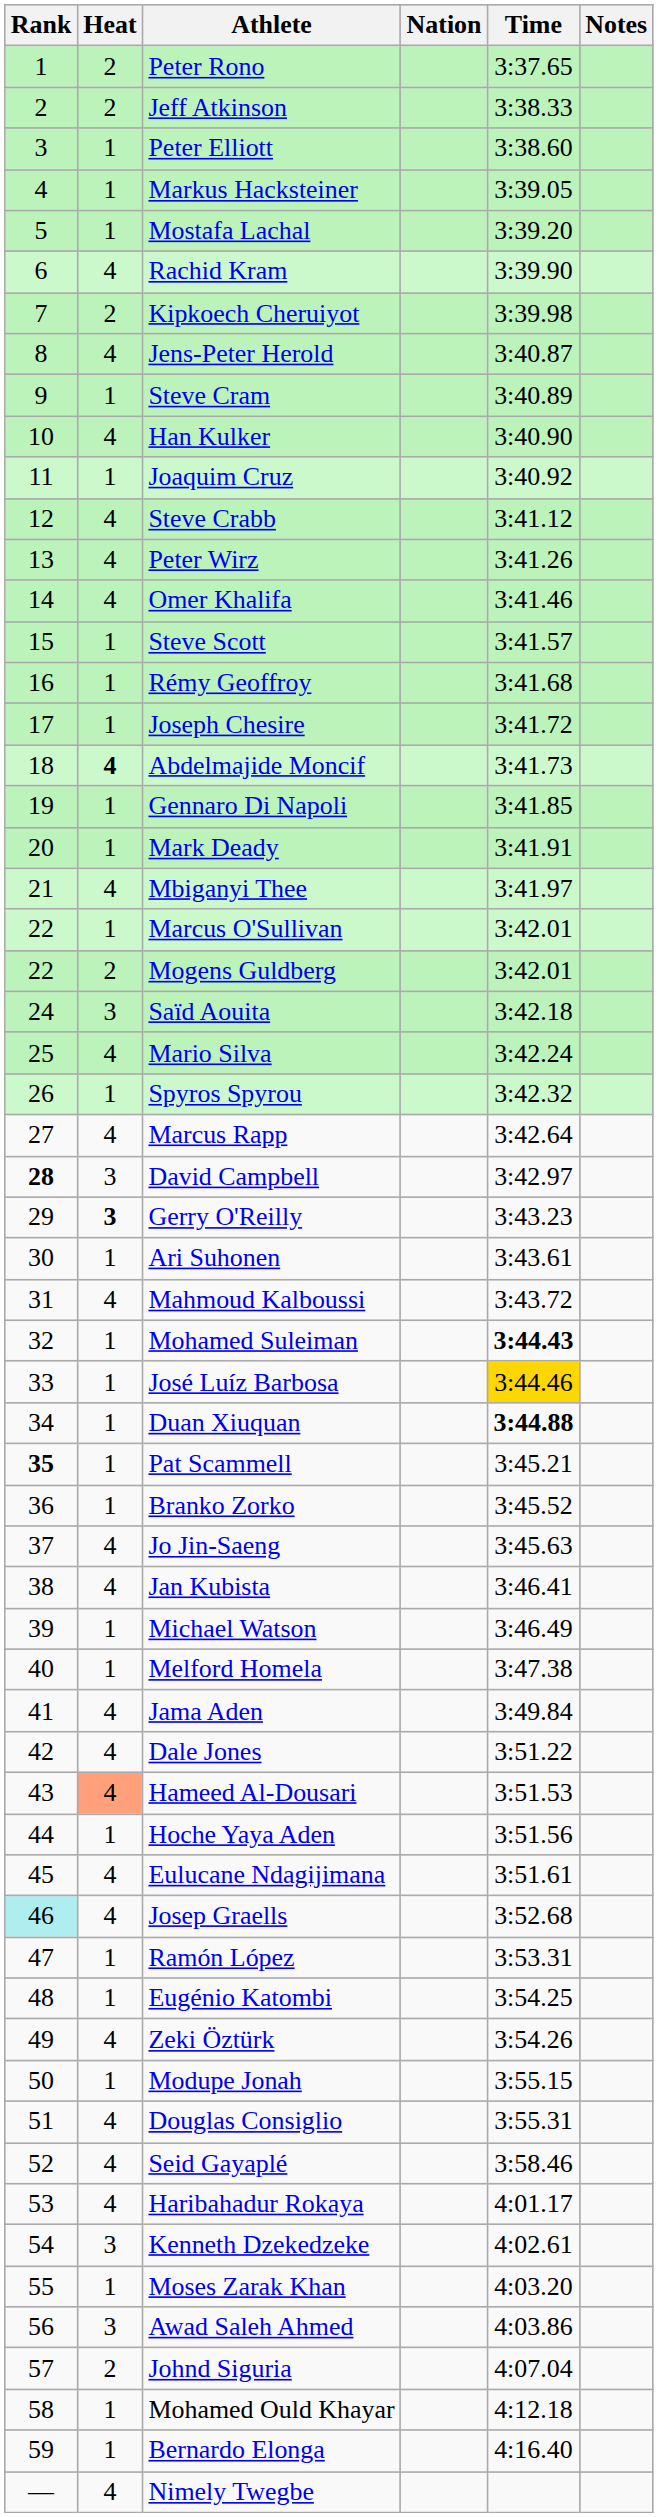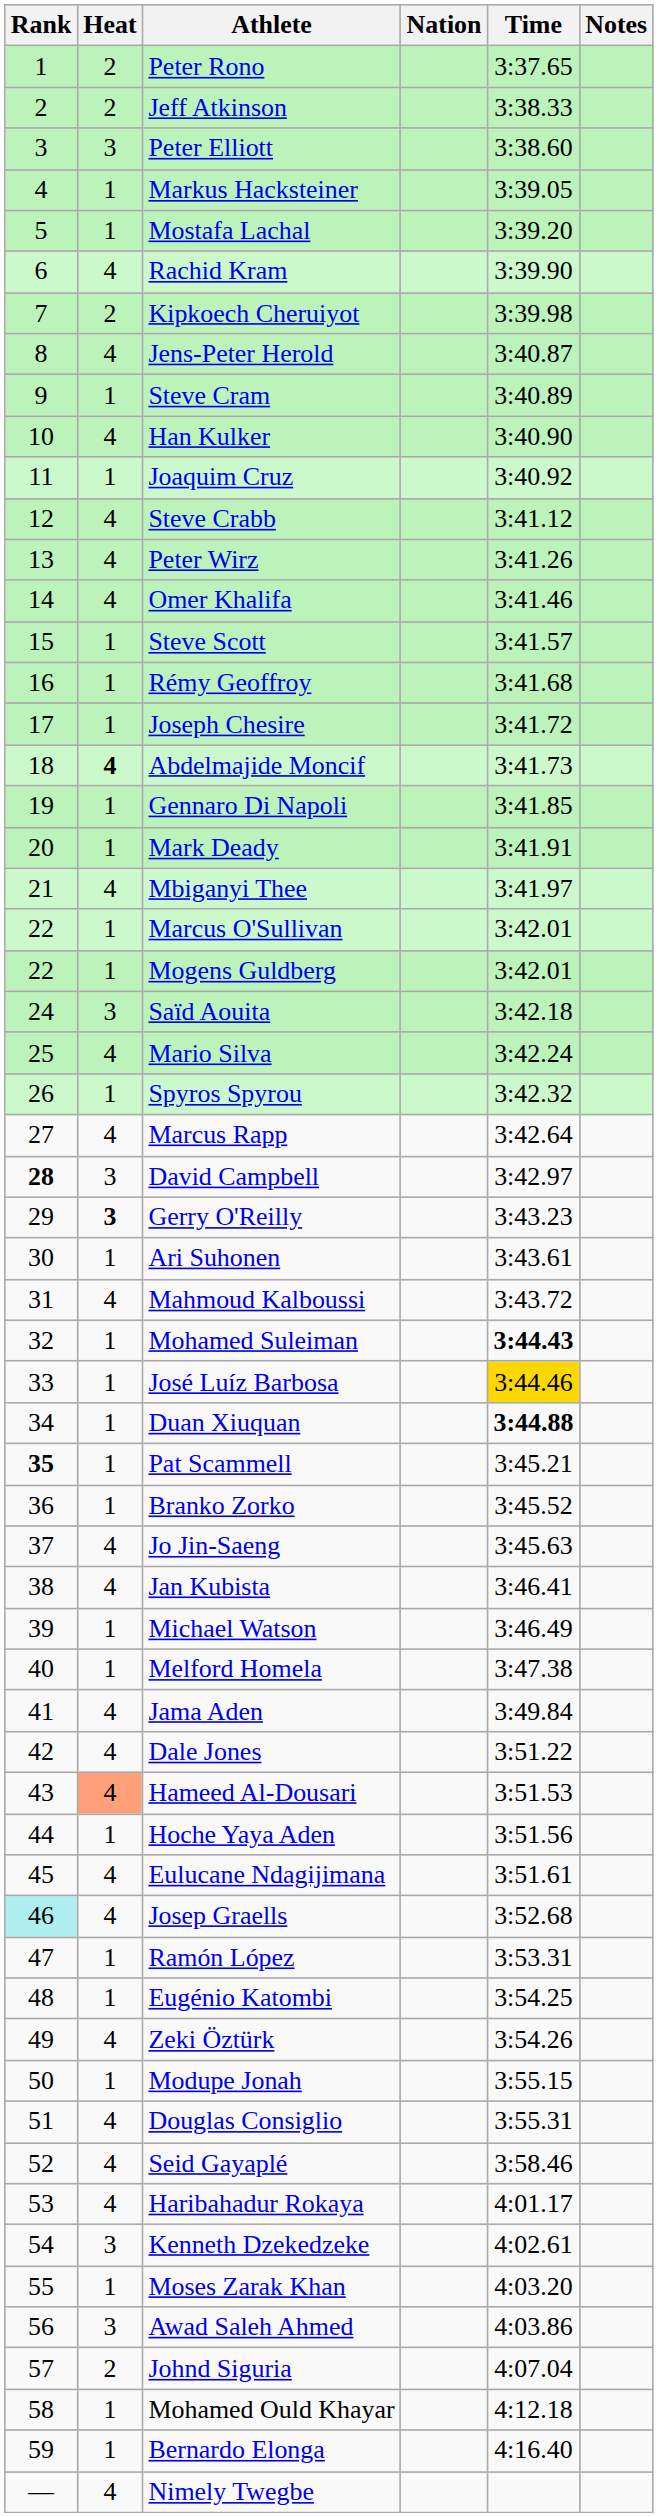(110, 148) 1 -> (110, 148) 3
(110, 970) 2 -> (110, 970) 1
